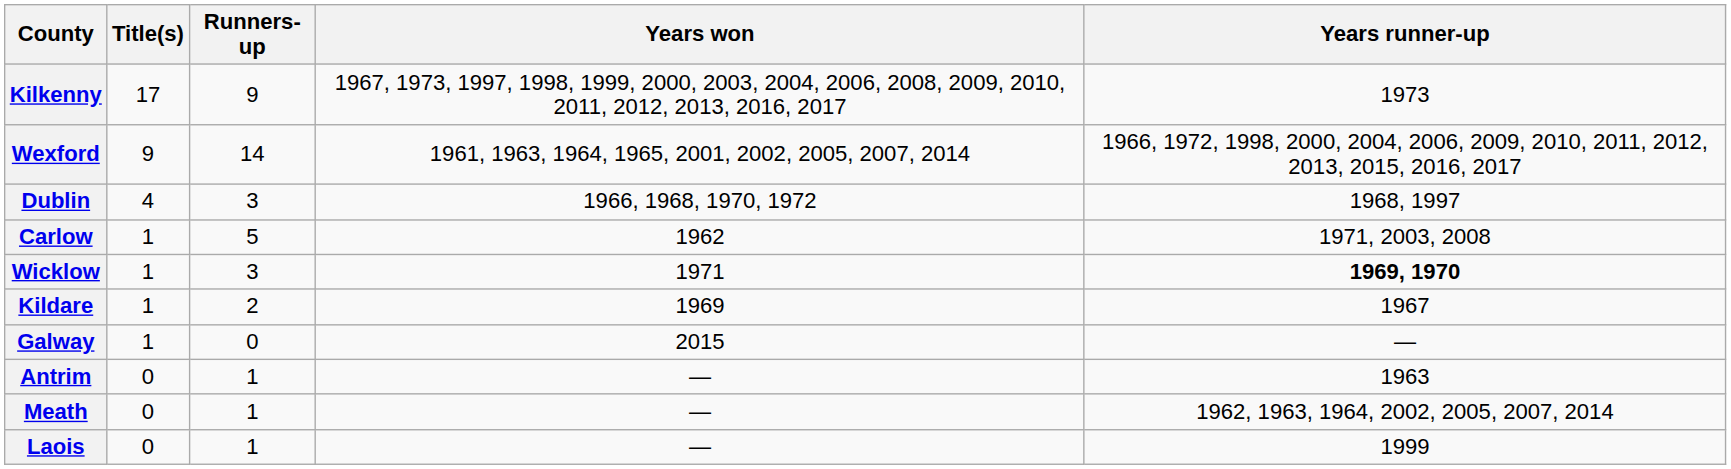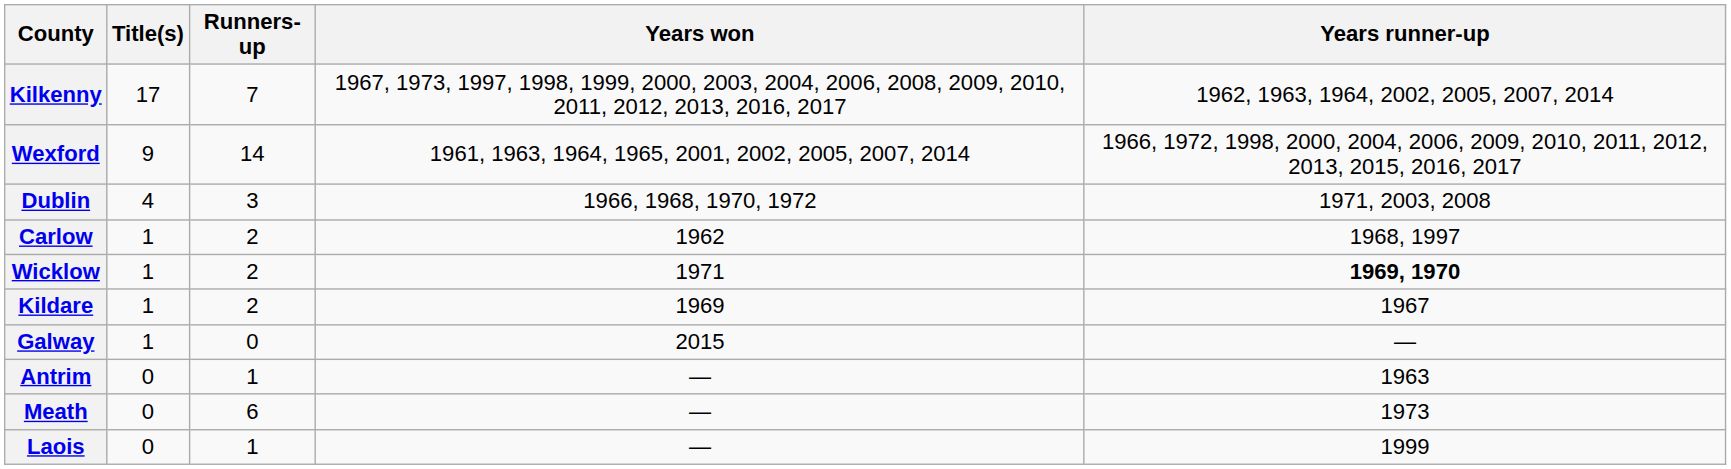(252, 94) 9 -> (252, 94) 7
(1405, 94) 1973 -> (1405, 94) 1962, 1963, 1964, 2002, 2005, 2007, 2014
(1405, 201) 1968, 1997 -> (1405, 201) 1971, 2003, 2008
(252, 236) 5 -> (252, 236) 2
(1405, 236) 1971, 2003, 2008 -> (1405, 236) 1968, 1997
(252, 271) 3 -> (252, 271) 2
(252, 411) 1 -> (252, 411) 6
(1405, 411) 1962, 1963, 1964, 2002, 2005, 2007, 2014 -> (1405, 411) 1973
